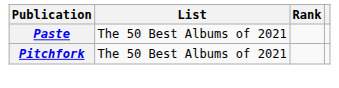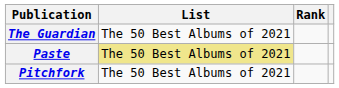+ row: (52, 34)
(192, 34) no background -> (196, 54) khaki background
